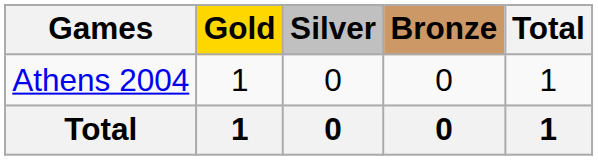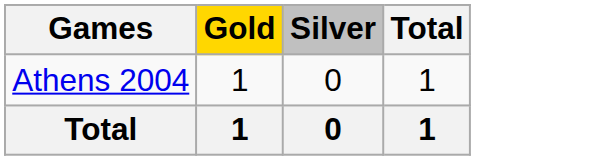- column: (444, 29)
